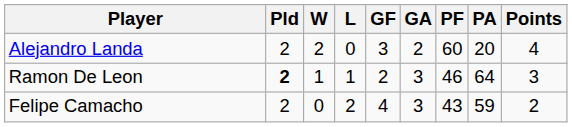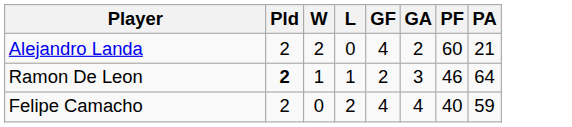- column: (534, 19)
(383, 48) 3 -> (383, 48) 4
(485, 48) 20 -> (485, 48) 21
(418, 106) 3 -> (418, 106) 4
(452, 106) 43 -> (452, 106) 40
